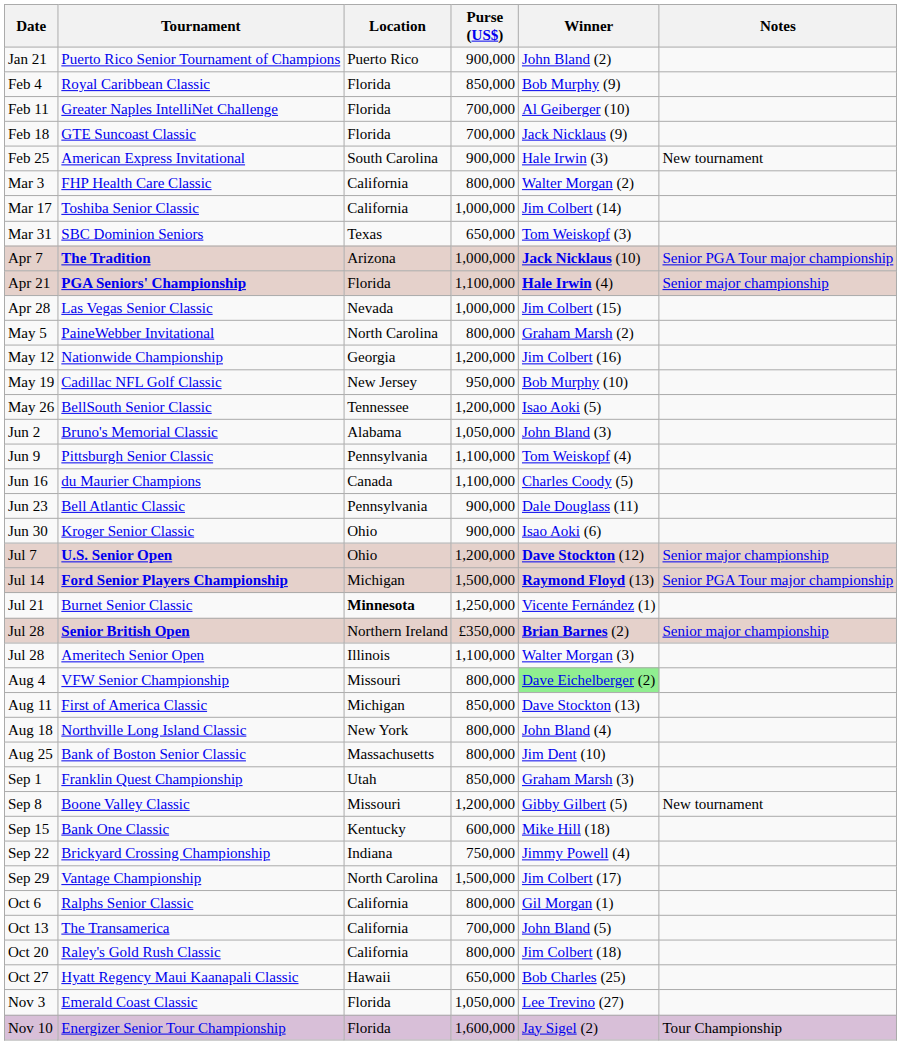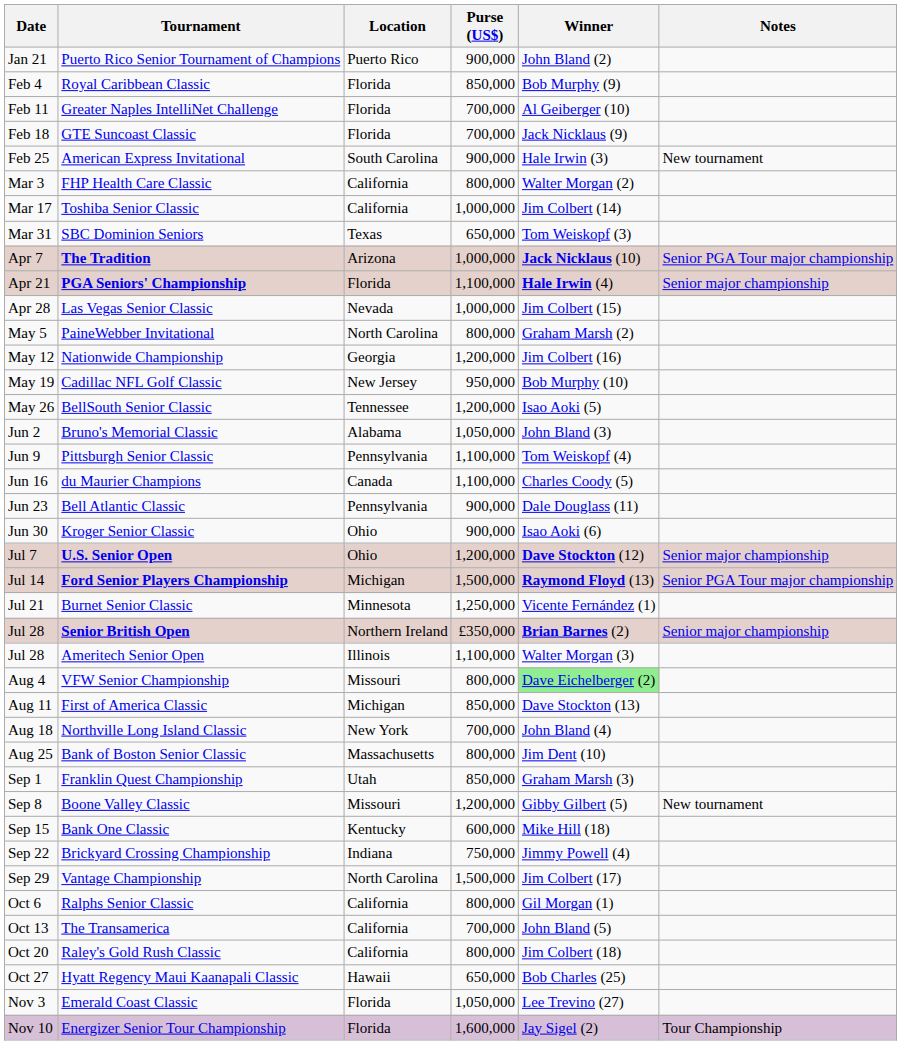(381, 605) bold -> (379, 605) normal
(491, 729) 800,000 -> (491, 729) 700,000
